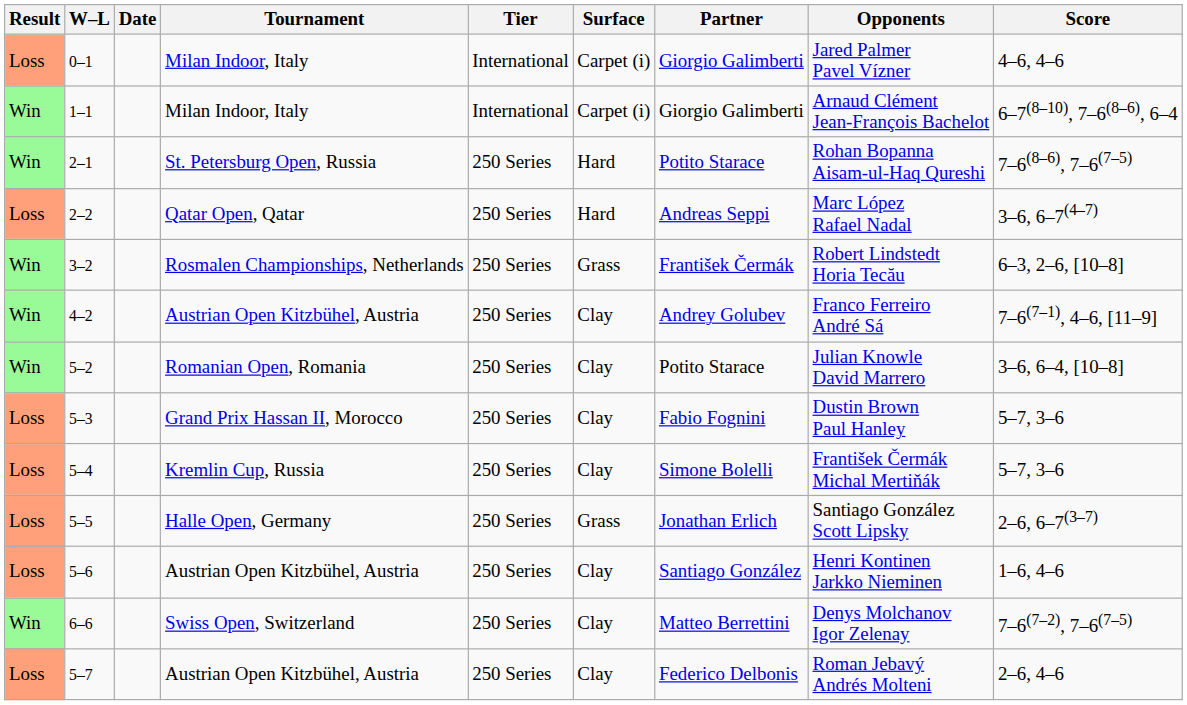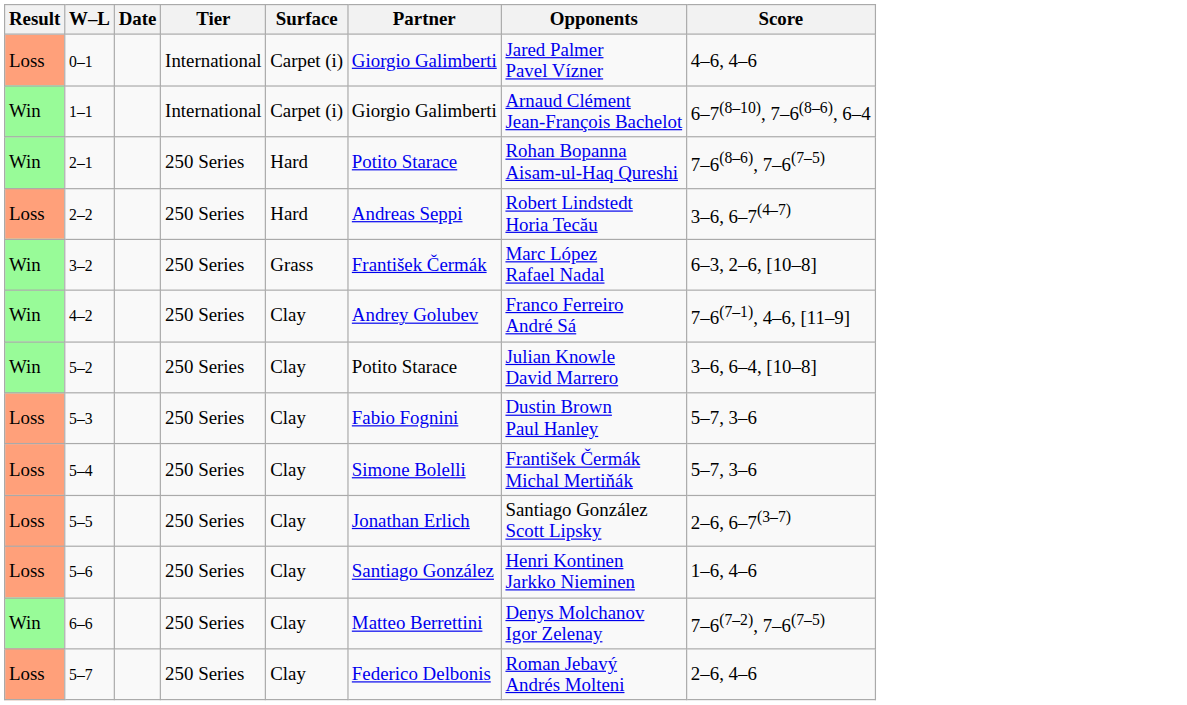- column: (314, 19)
(862, 213) Marc López Rafael Nadal -> (569, 213) Robert Lindstedt Horia Tecău
(876, 264) Robert Lindstedt Horia Tecău -> (555, 264) Marc López Rafael Nadal
(599, 520) Grass -> (288, 520) Clay
